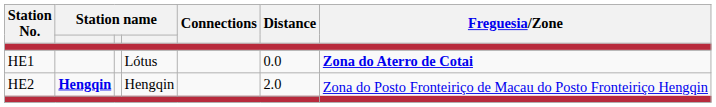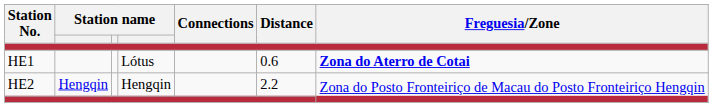(272, 61) 0.0 -> (269, 61) 0.6
(85, 84) bold -> (83, 84) normal
(272, 84) 2.0 -> (269, 84) 2.2
